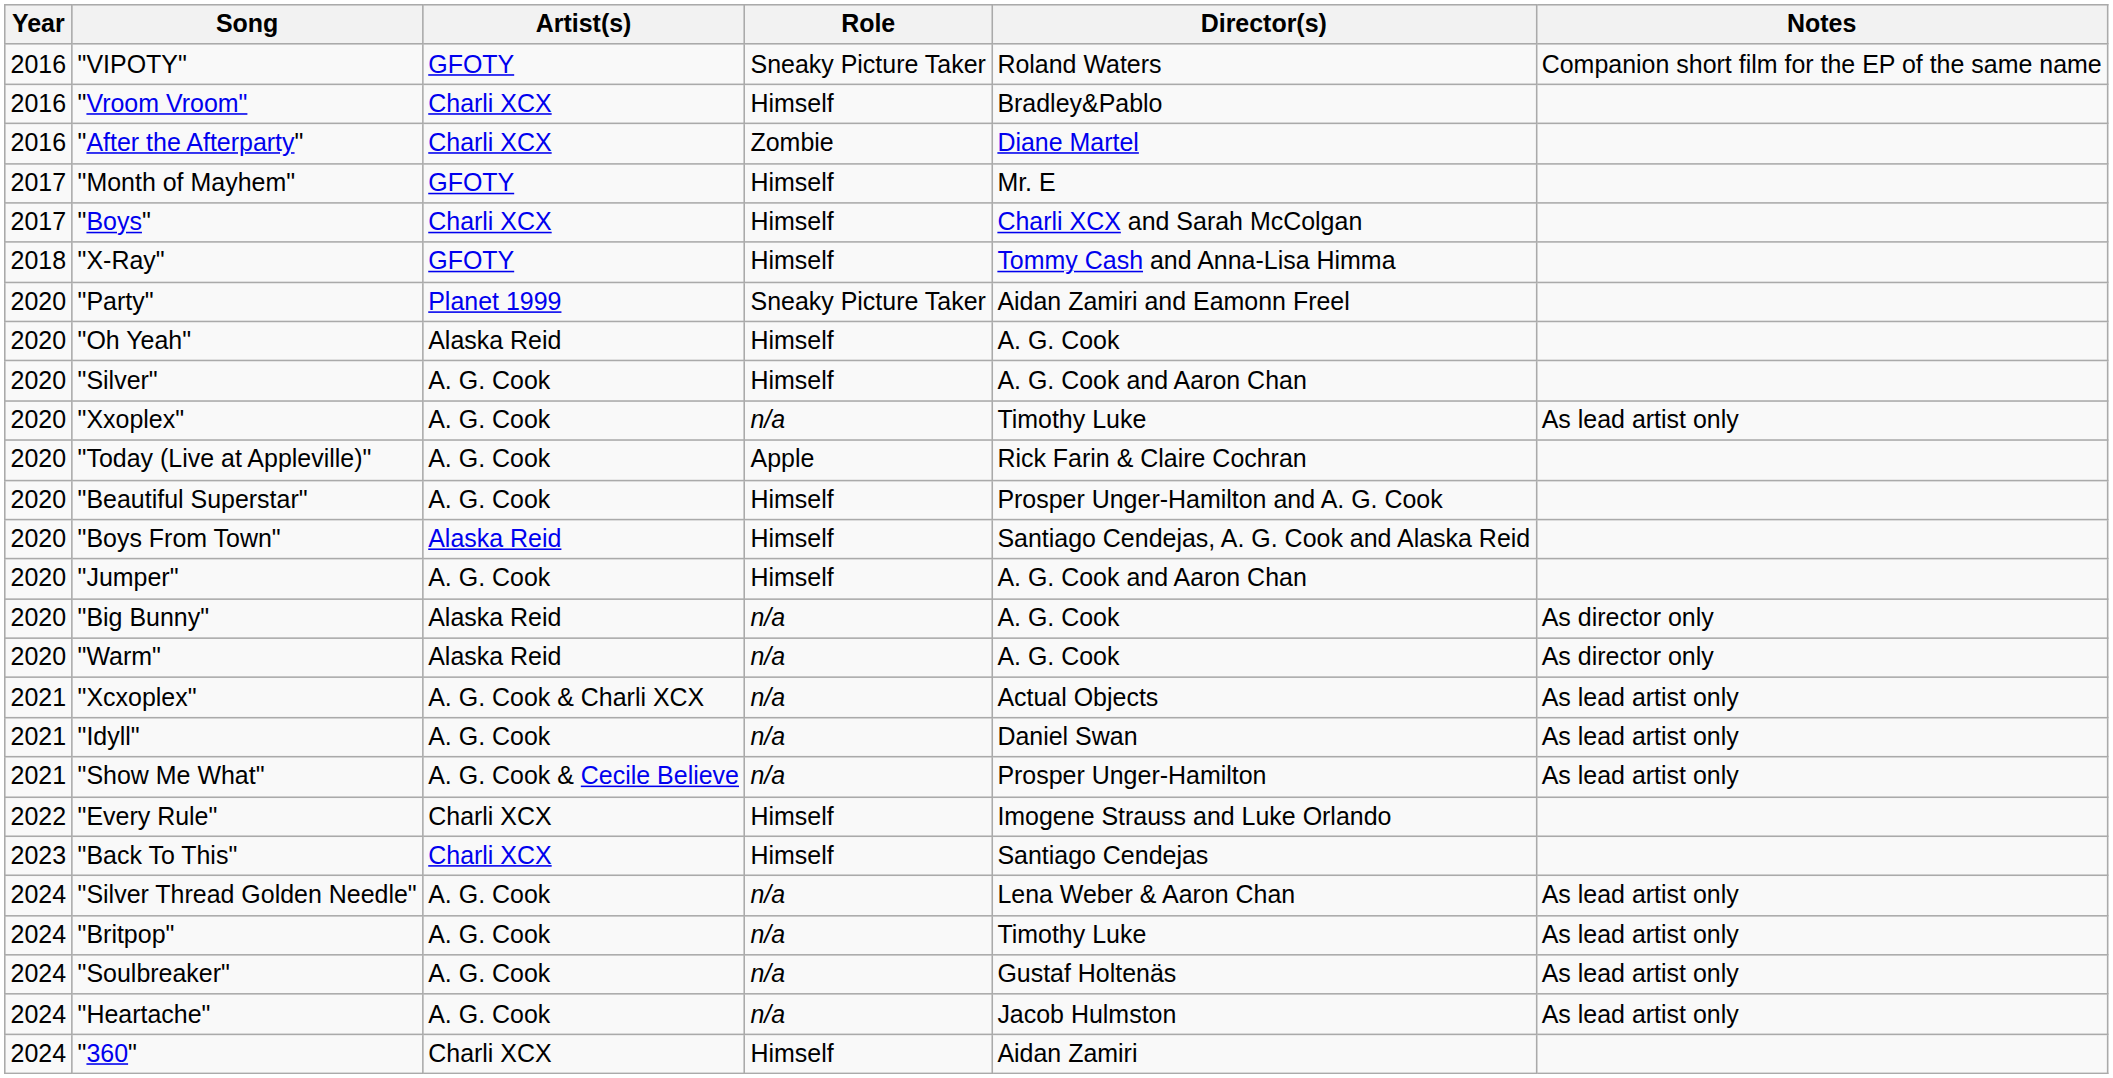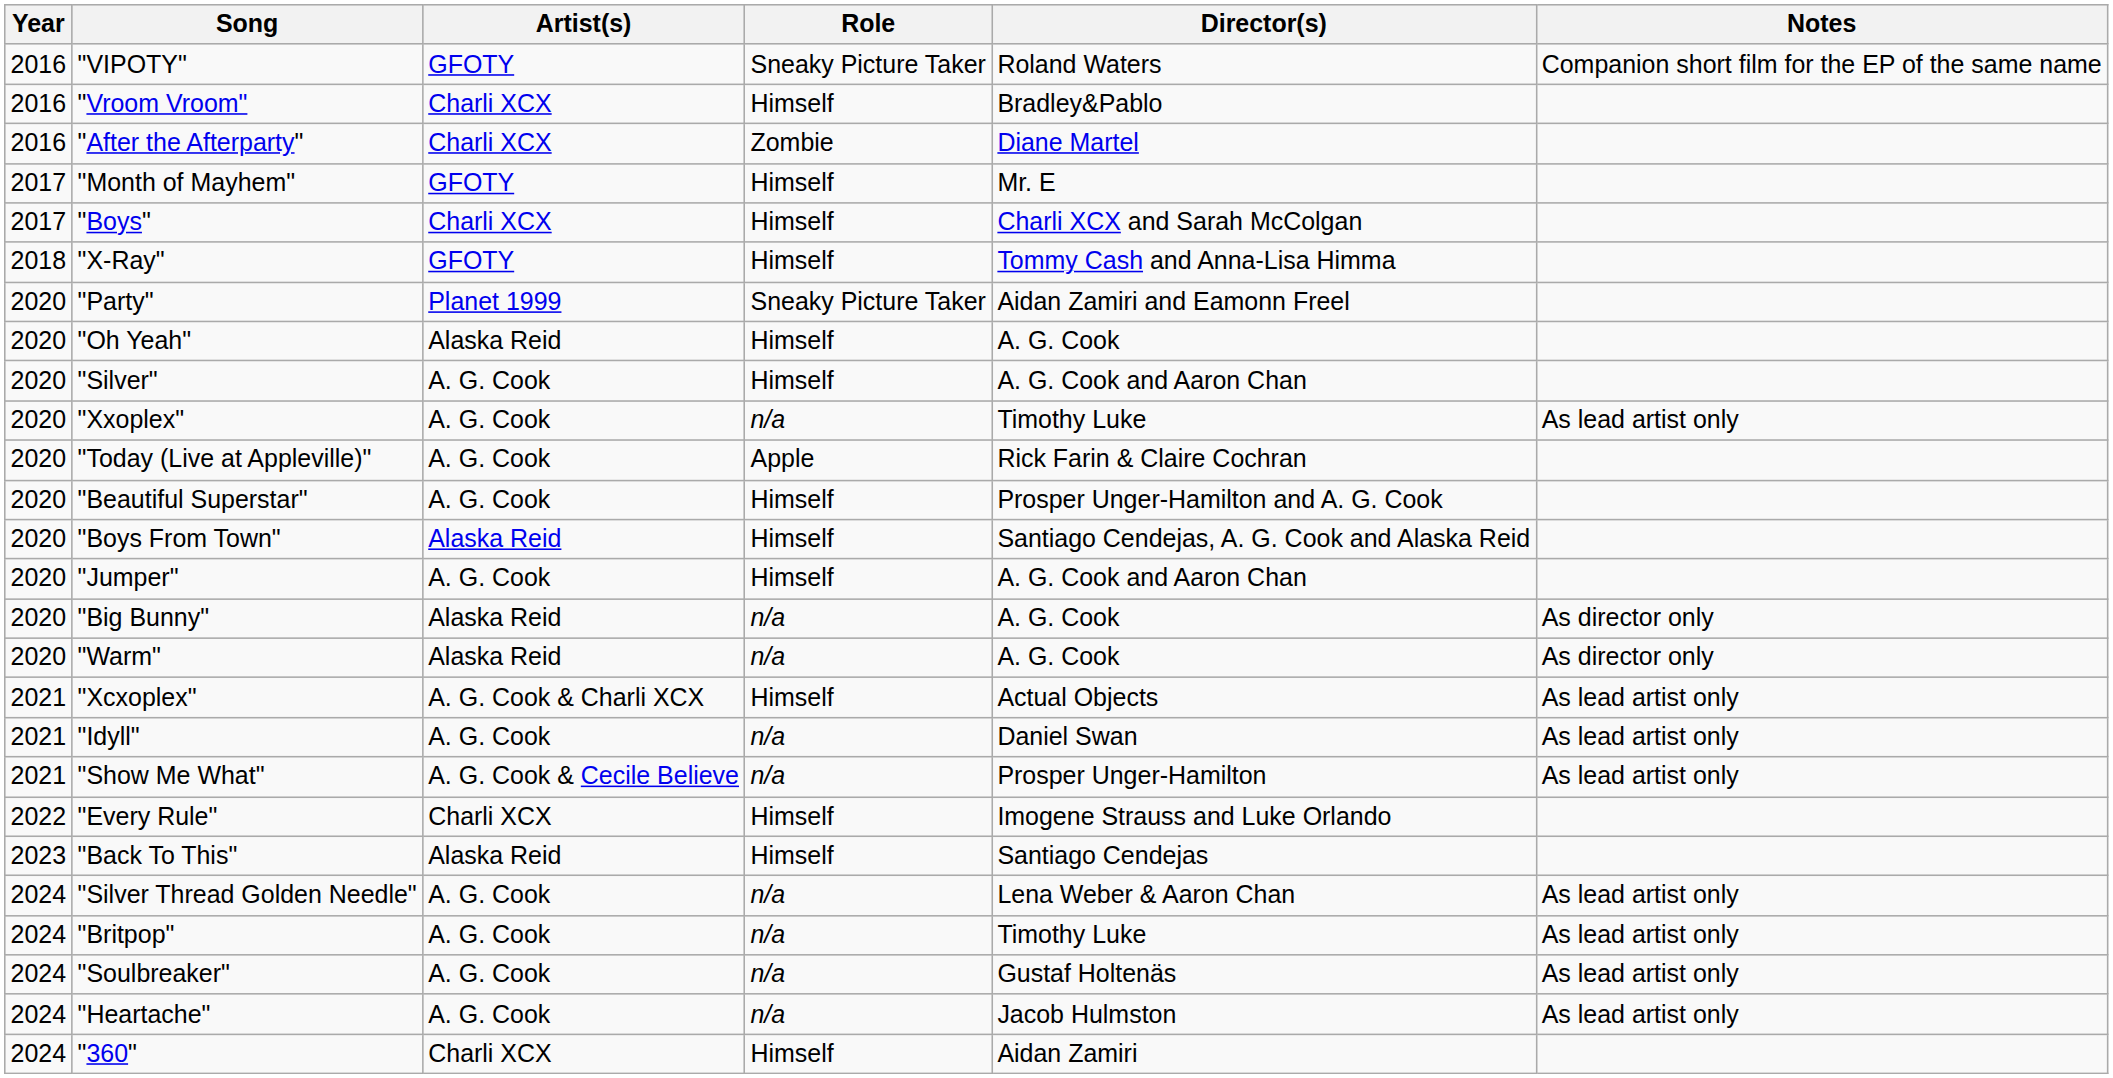(768, 697) n/a -> (792, 697) Himself
(490, 855) Charli XCX -> (495, 855) Alaska Reid
